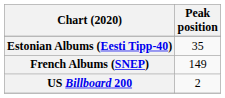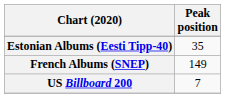(198, 83) 2 -> (198, 83) 7
